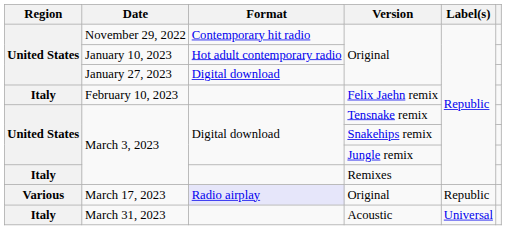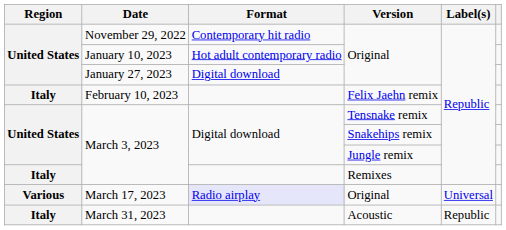(467, 194) Republic -> (468, 194) Universal
(468, 214) Universal -> (467, 214) Republic
